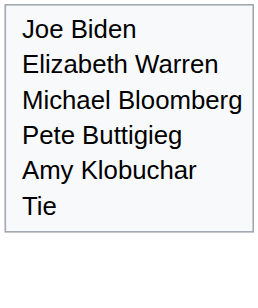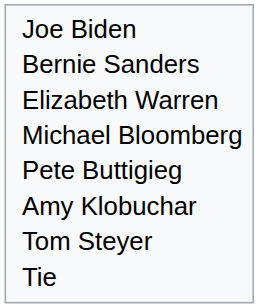+ row: (111, 65)
+ row: (87, 242)
